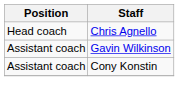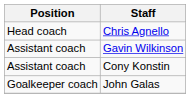+ row: (131, 84)
